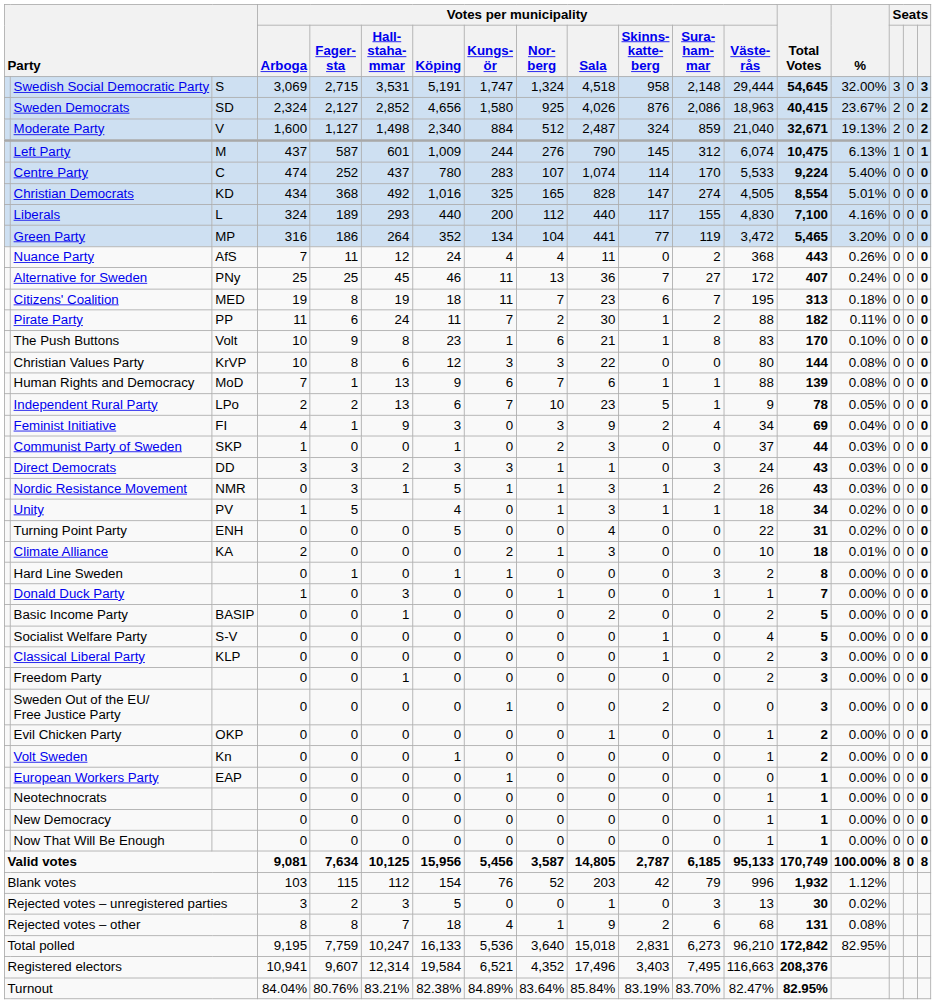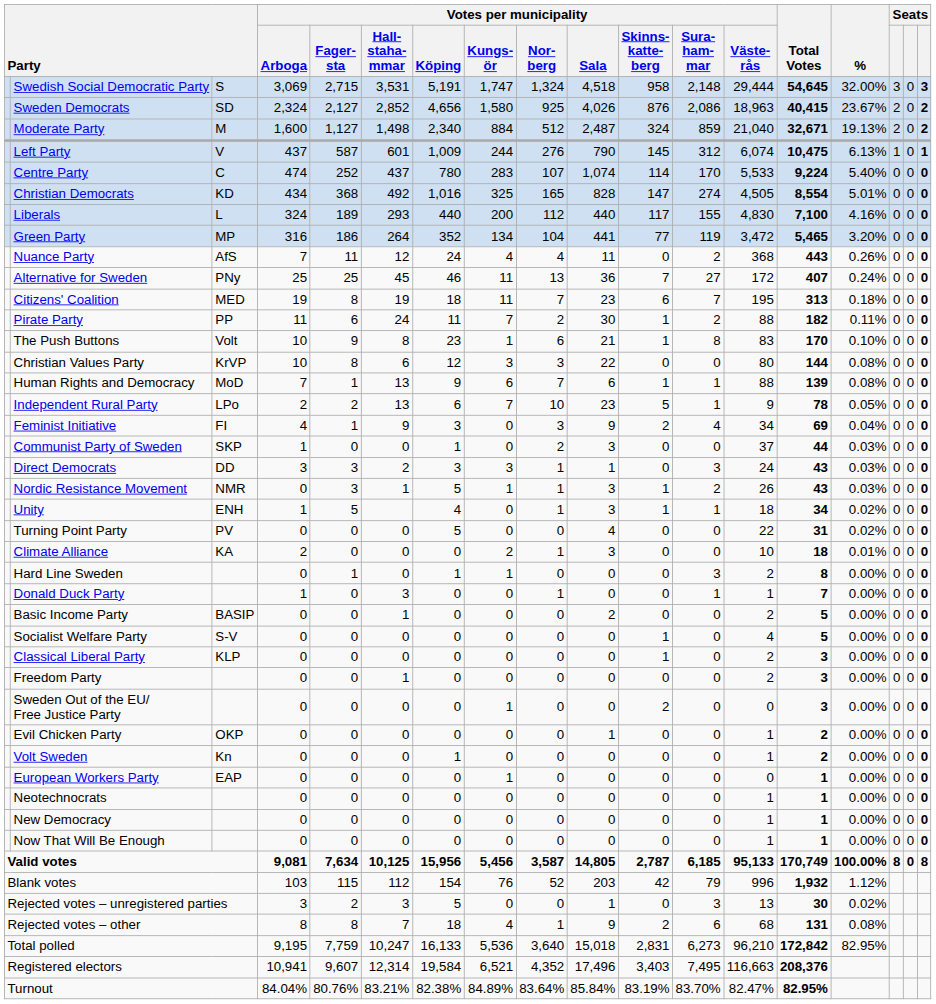(220, 129) V -> (221, 129) M
(221, 151) M -> (220, 151) V
(224, 509) PV -> (229, 509) ENH
(229, 530) ENH -> (224, 530) PV
